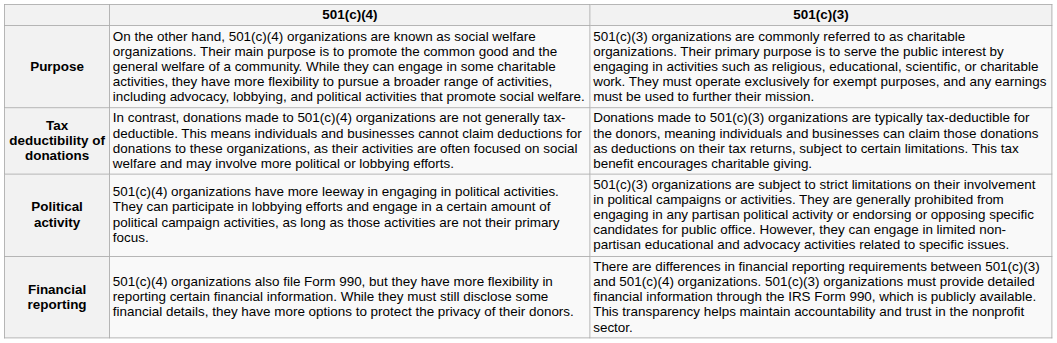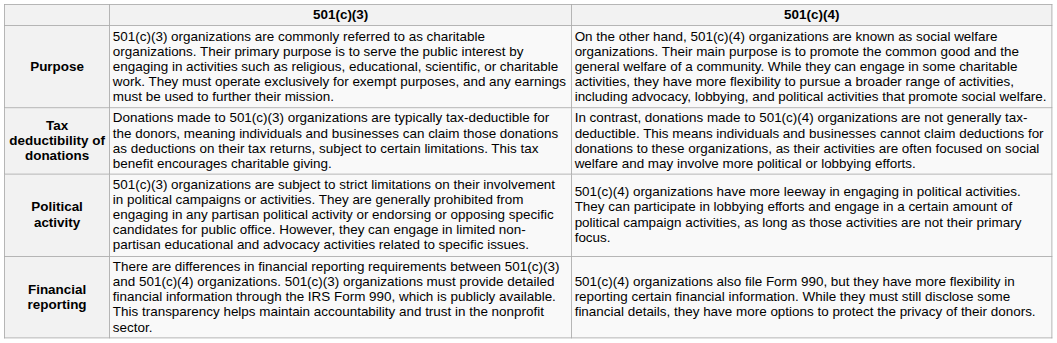columns swapped: (821, 15) <-> (350, 15)
